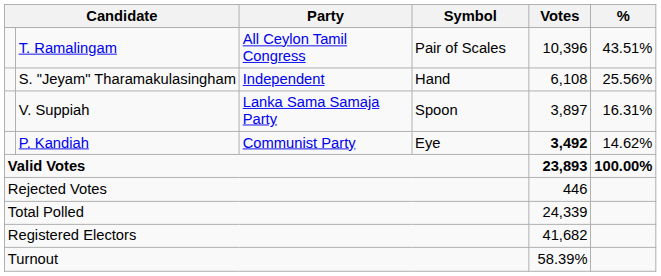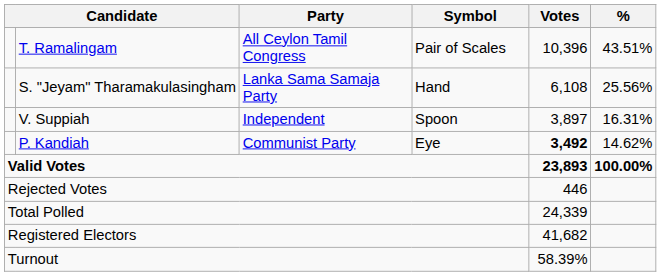(284, 79) Independent -> (311, 87) Lanka Sama Samaja Party
(311, 111) Lanka Sama Samaja Party -> (284, 119) Independent
